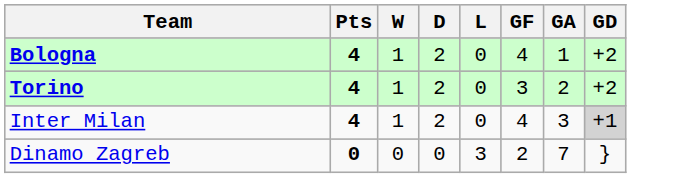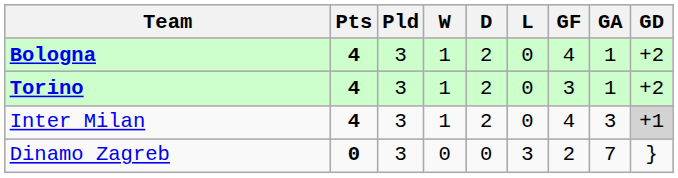+ column: (401, 22)
(564, 88) 2 -> (610, 88) 1
